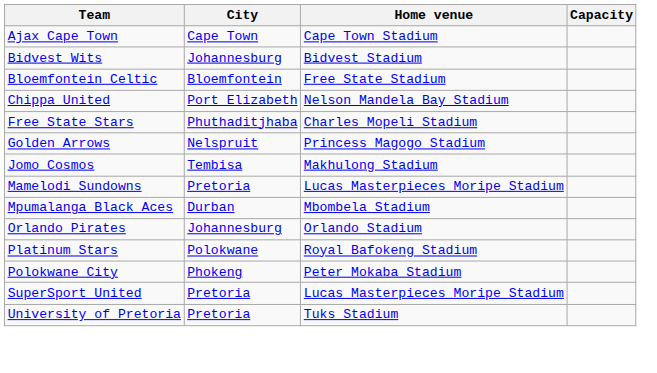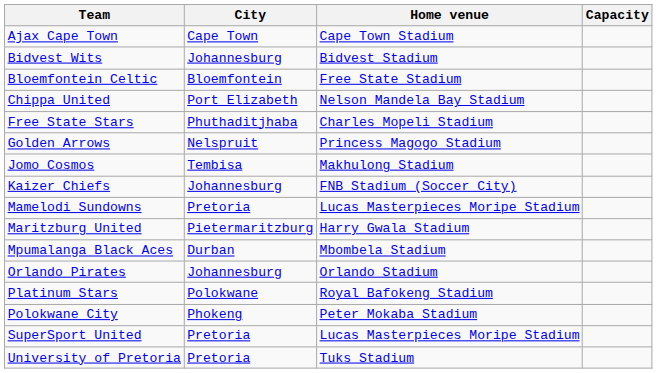+ row: (59, 186)
+ row: (75, 229)
